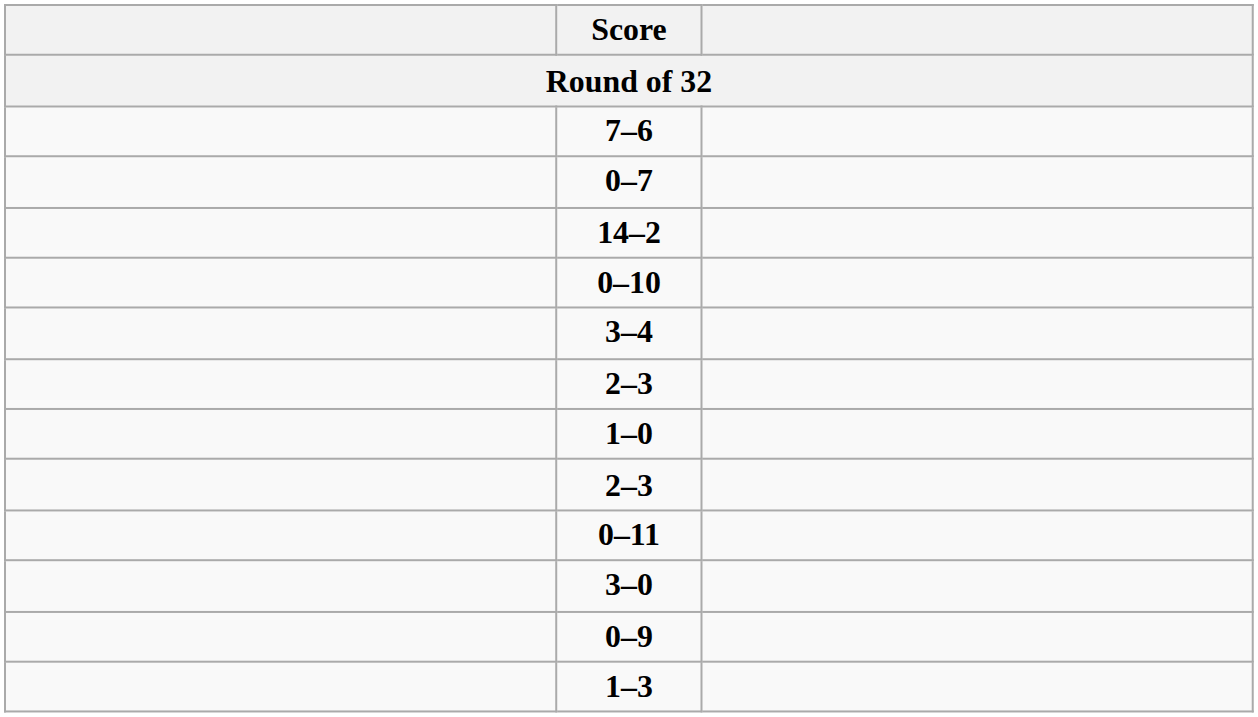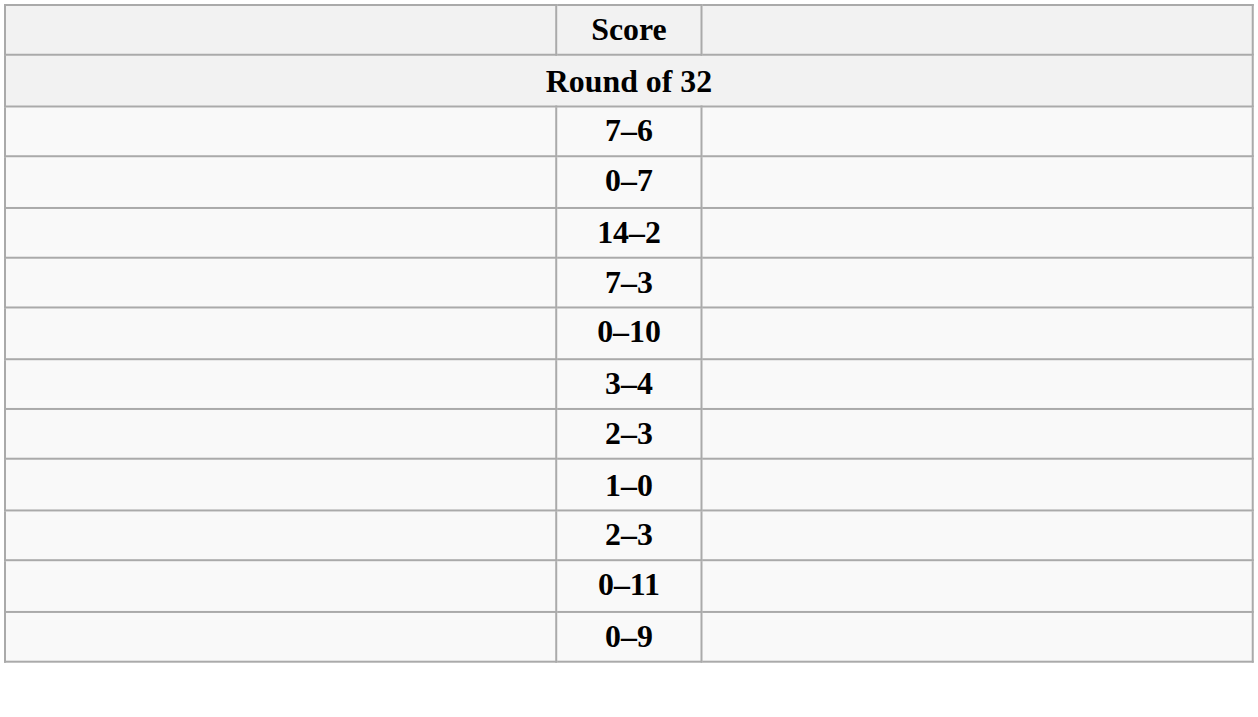+ row: (281, 283)
- row: (281, 586)
- row: (281, 687)
